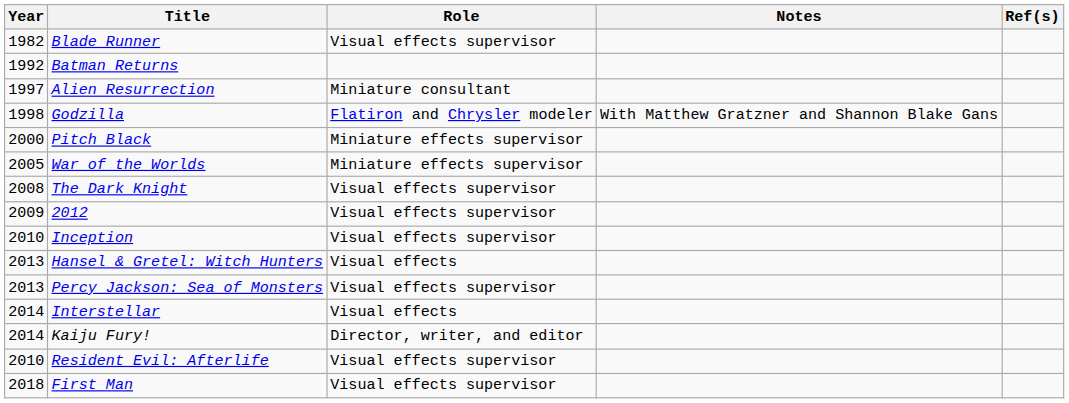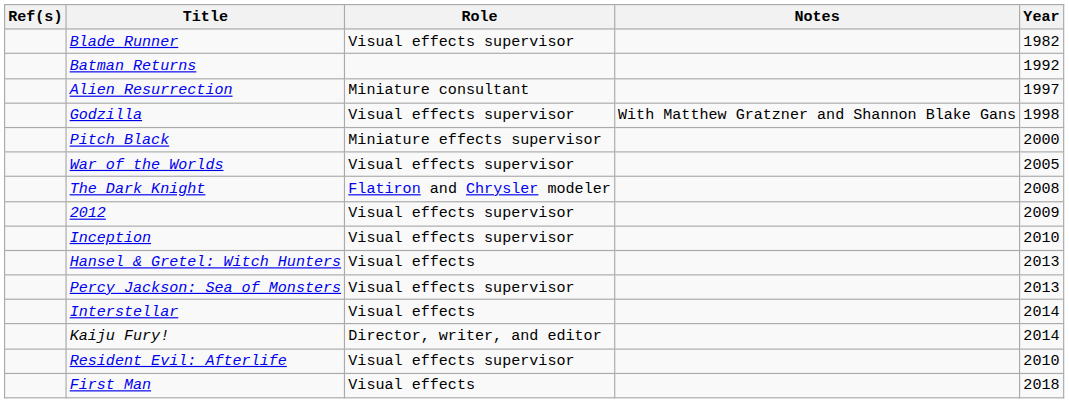columns swapped: (26, 17) <-> (1032, 17)
(461, 115) Flatiron and Chrysler modeler -> (461, 115) Visual effects supervisor
(457, 164) Miniature effects supervisor -> (461, 164) Visual effects supervisor
(443, 189) Visual effects supervisor -> (480, 189) Flatiron and Chrysler modeler
(443, 386) Visual effects supervisor -> (412, 386) Visual effects
